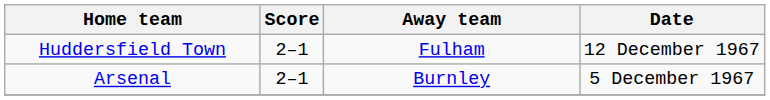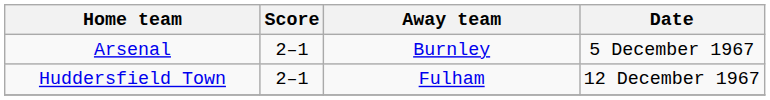rows swapped: (132, 79) <-> (132, 50)
